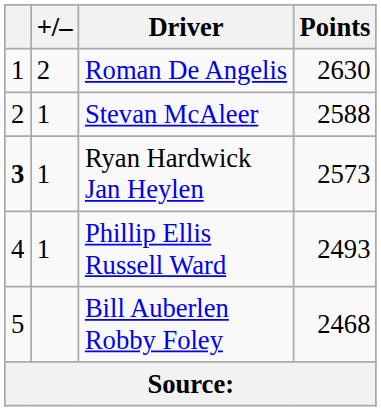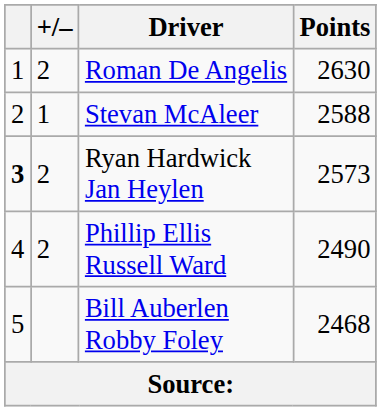(43, 173) 1 -> (43, 173) 2
(43, 249) 1 -> (43, 249) 2
(344, 249) 2493 -> (344, 249) 2490
